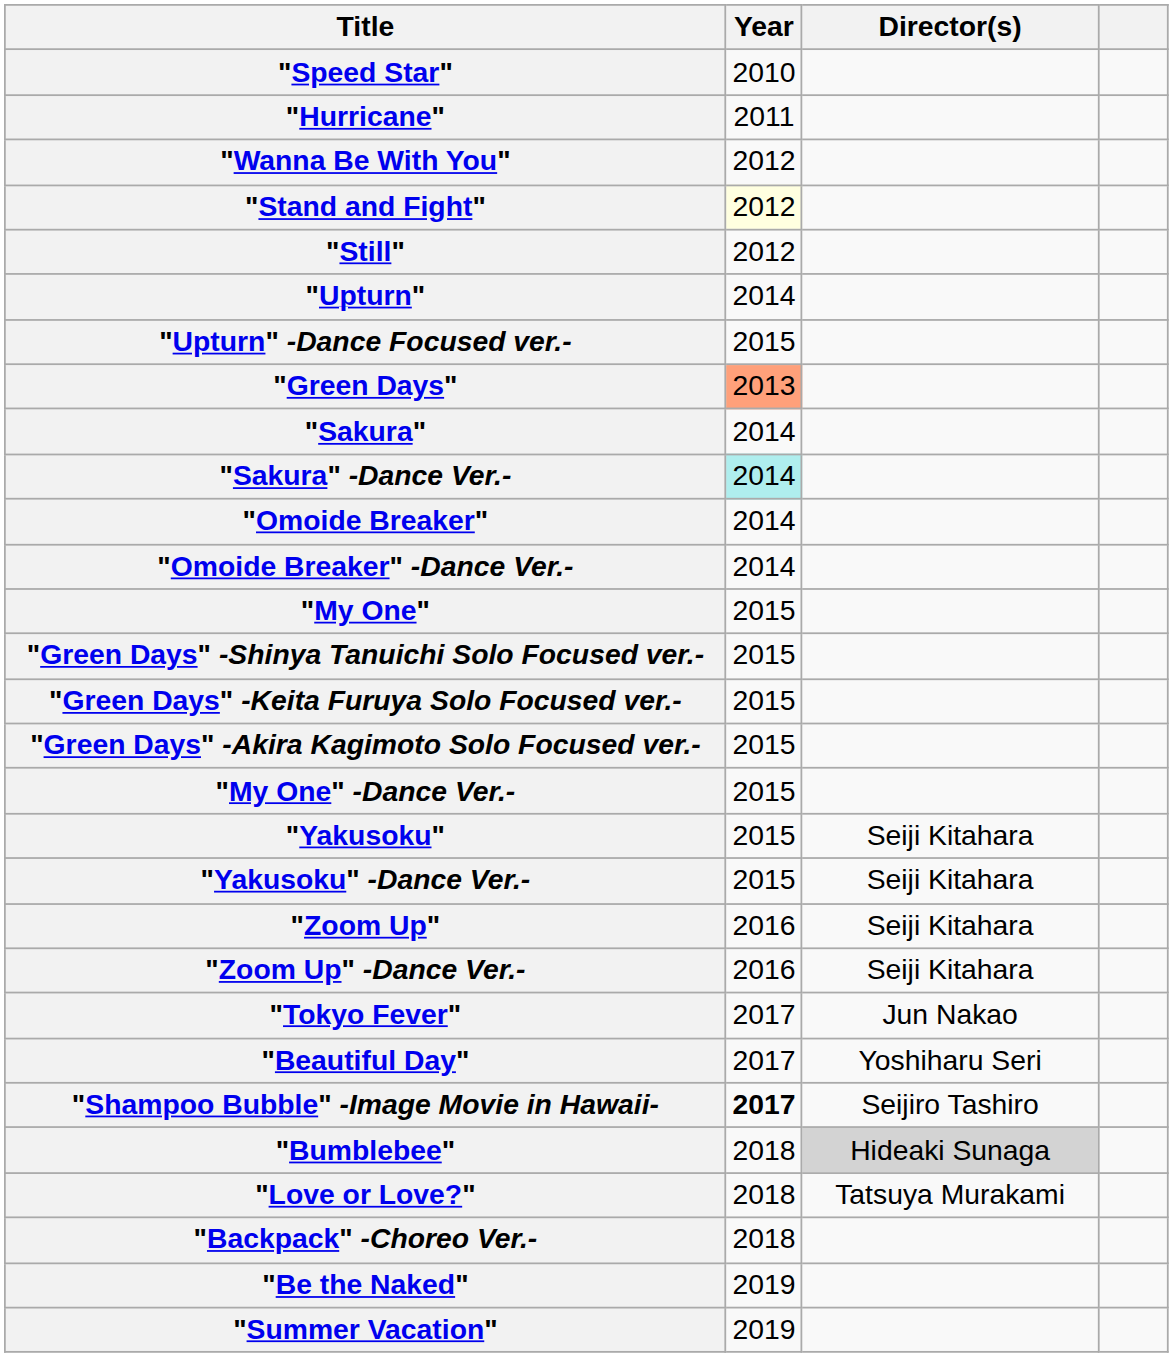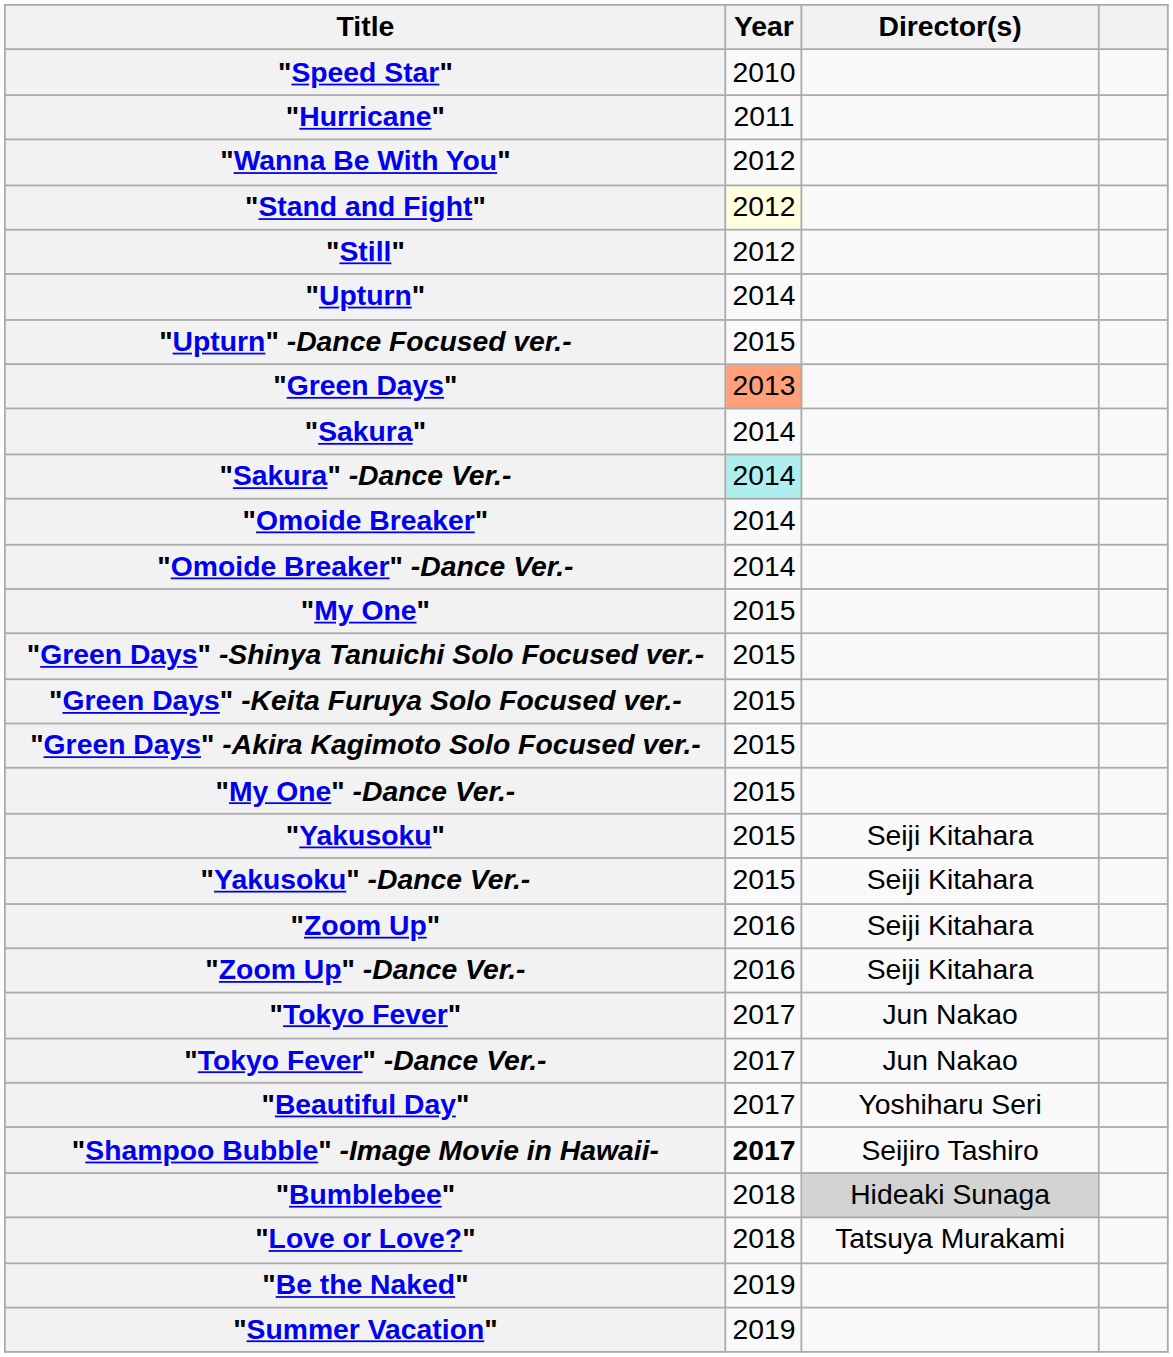+ row: (365, 1059)
- row: (365, 1239)
